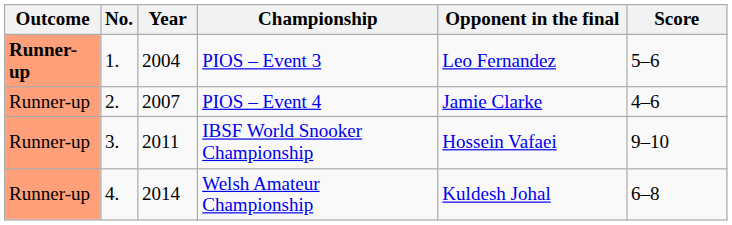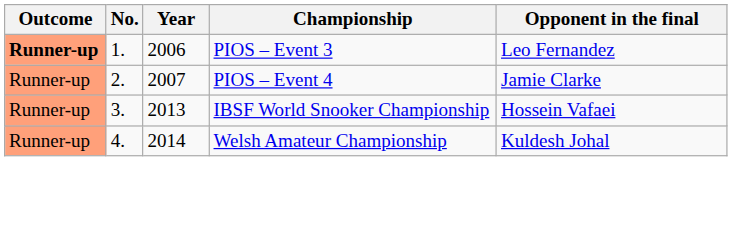- column: (677, 19)
(161, 60) 2004 -> (167, 49) 2006
(161, 142) 2011 -> (167, 110) 2013
